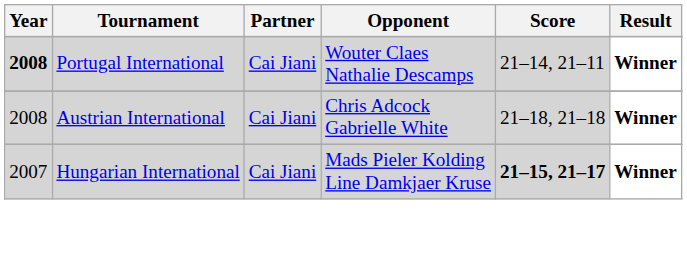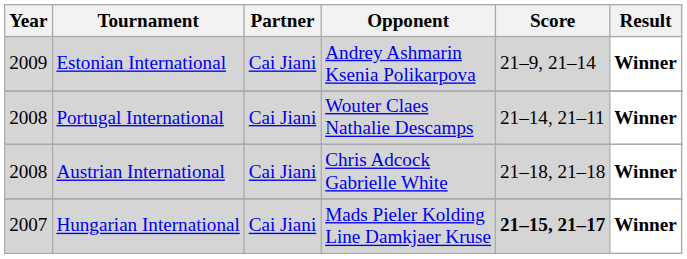+ row: (141, 63)
(28, 63) bold -> (28, 117) normal
